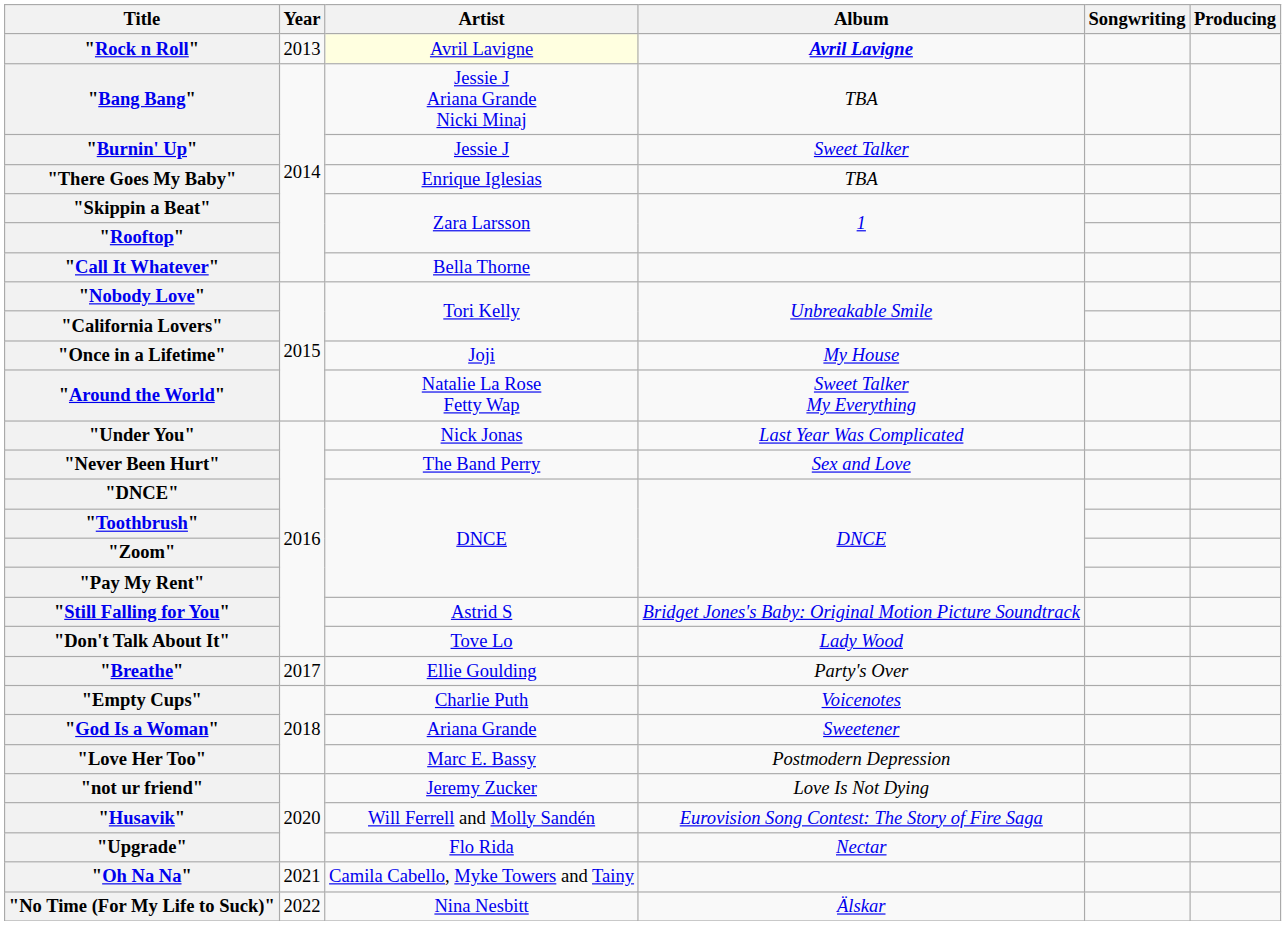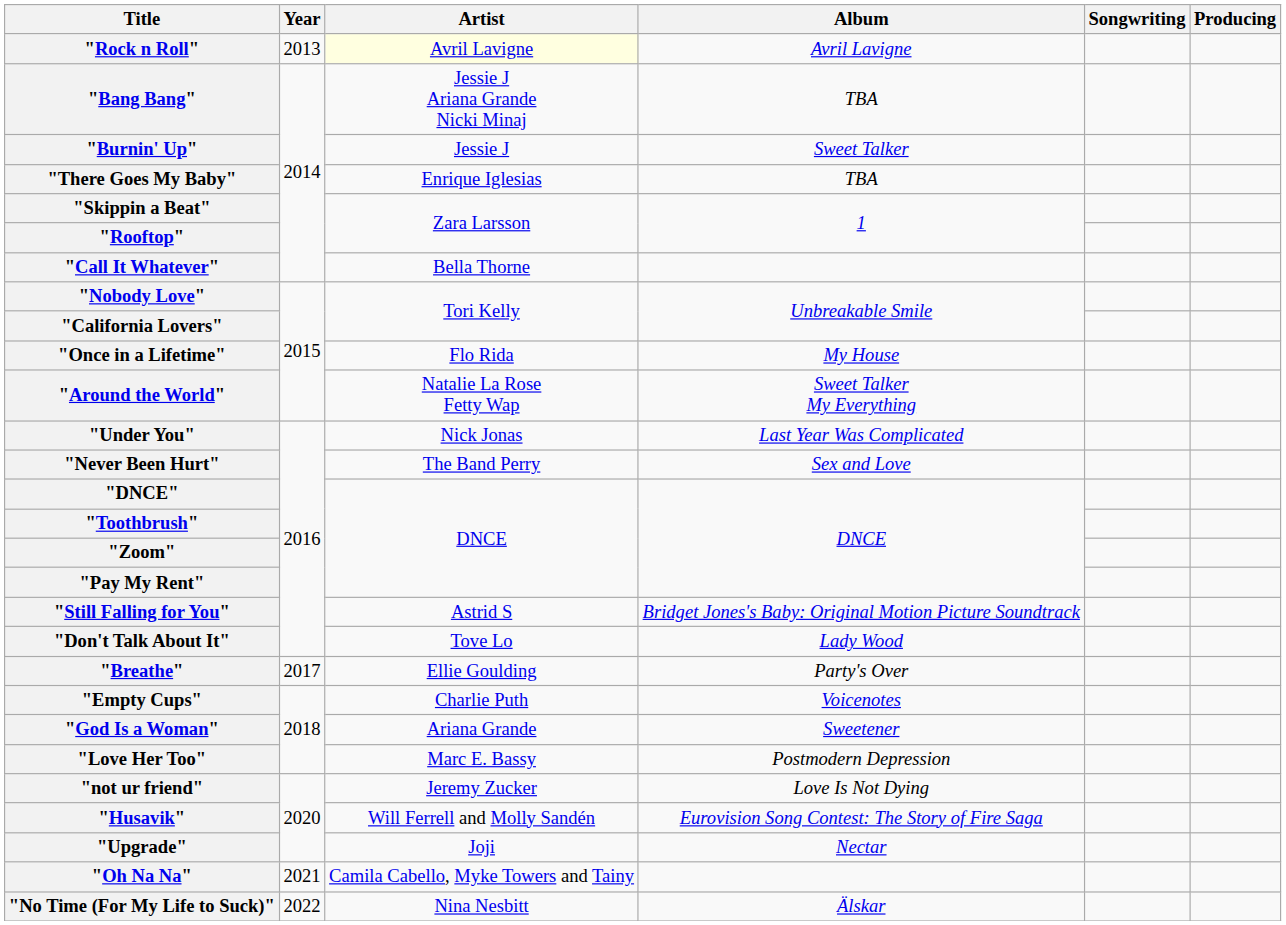(861, 48) bold -> (861, 48) normal
(482, 355) Joji -> (482, 355) Flo Rida
(482, 847) Flo Rida -> (482, 847) Joji
